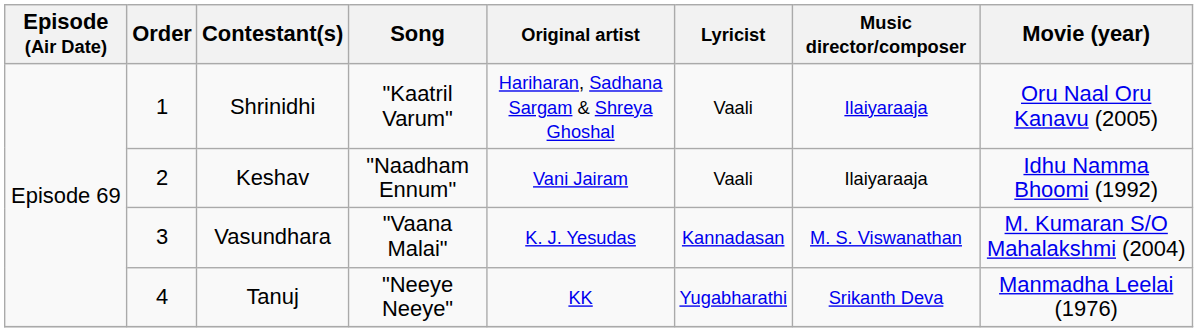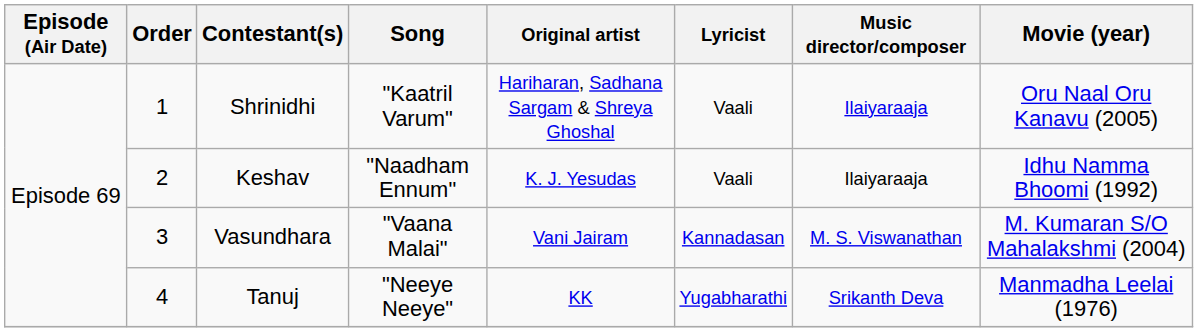(581, 179) Vani Jairam -> (581, 179) K. J. Yesudas
(581, 238) K. J. Yesudas -> (581, 238) Vani Jairam
